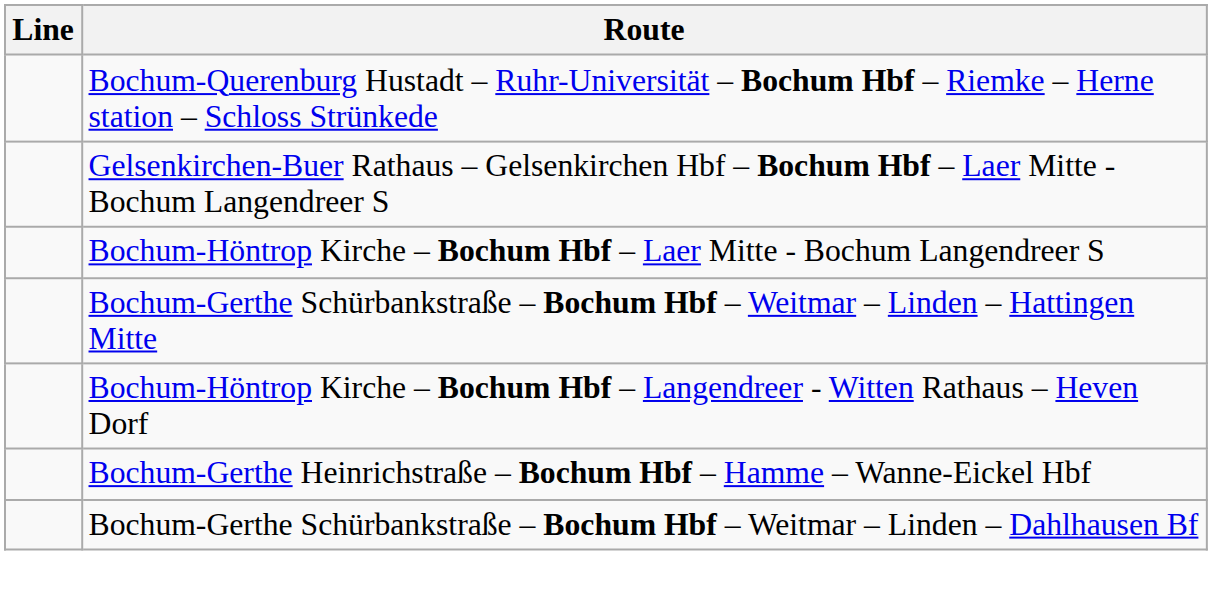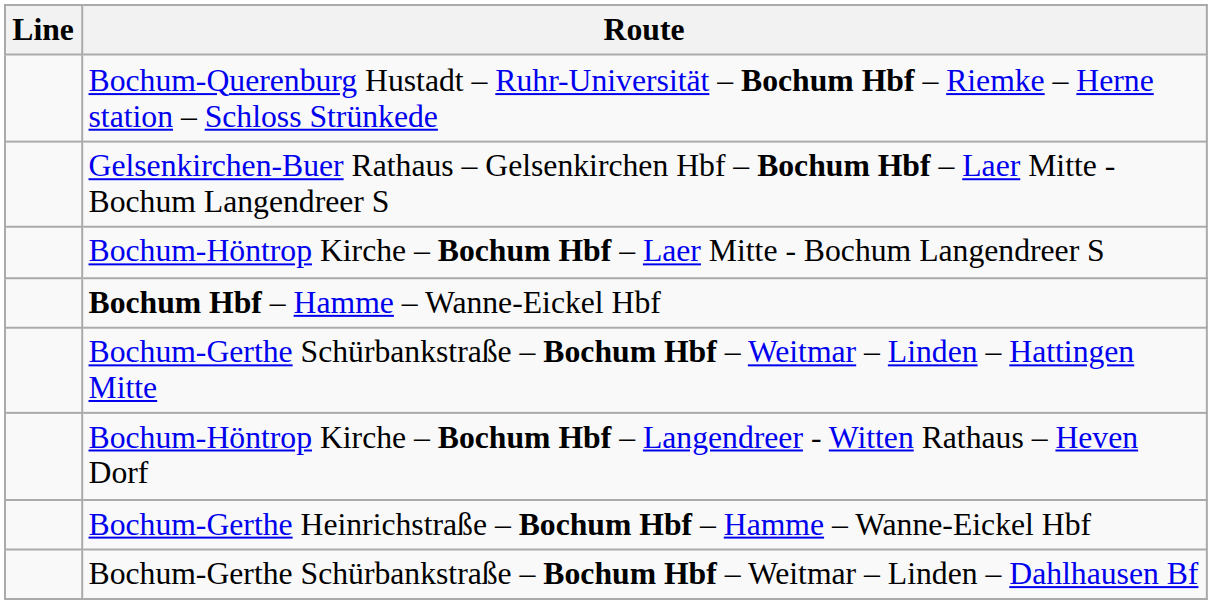+ row: (375, 301)
